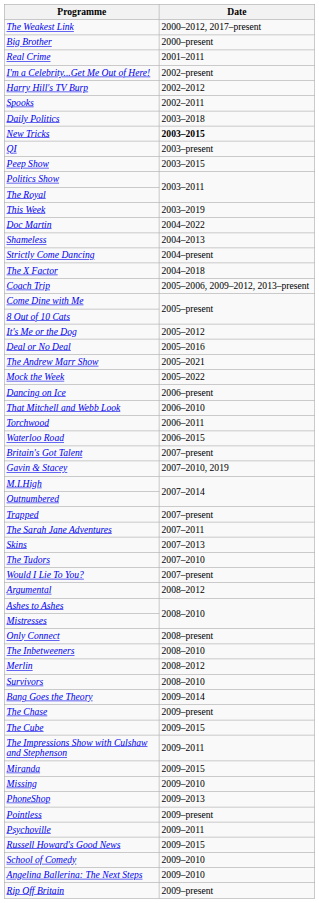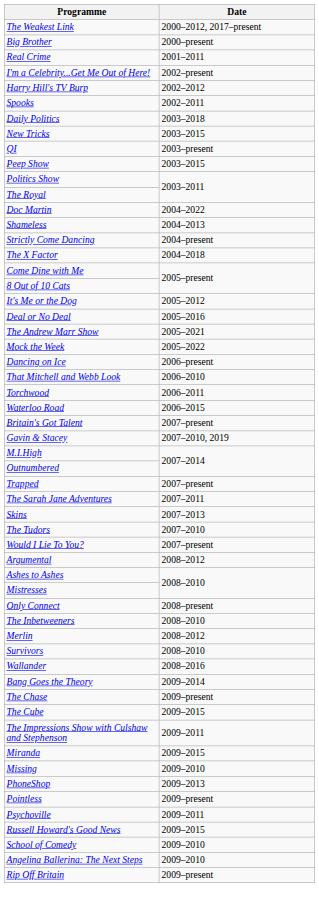(183, 133) bold -> (183, 133) normal
- row: (26, 210)
- row: (28, 286)
+ row: (26, 666)
